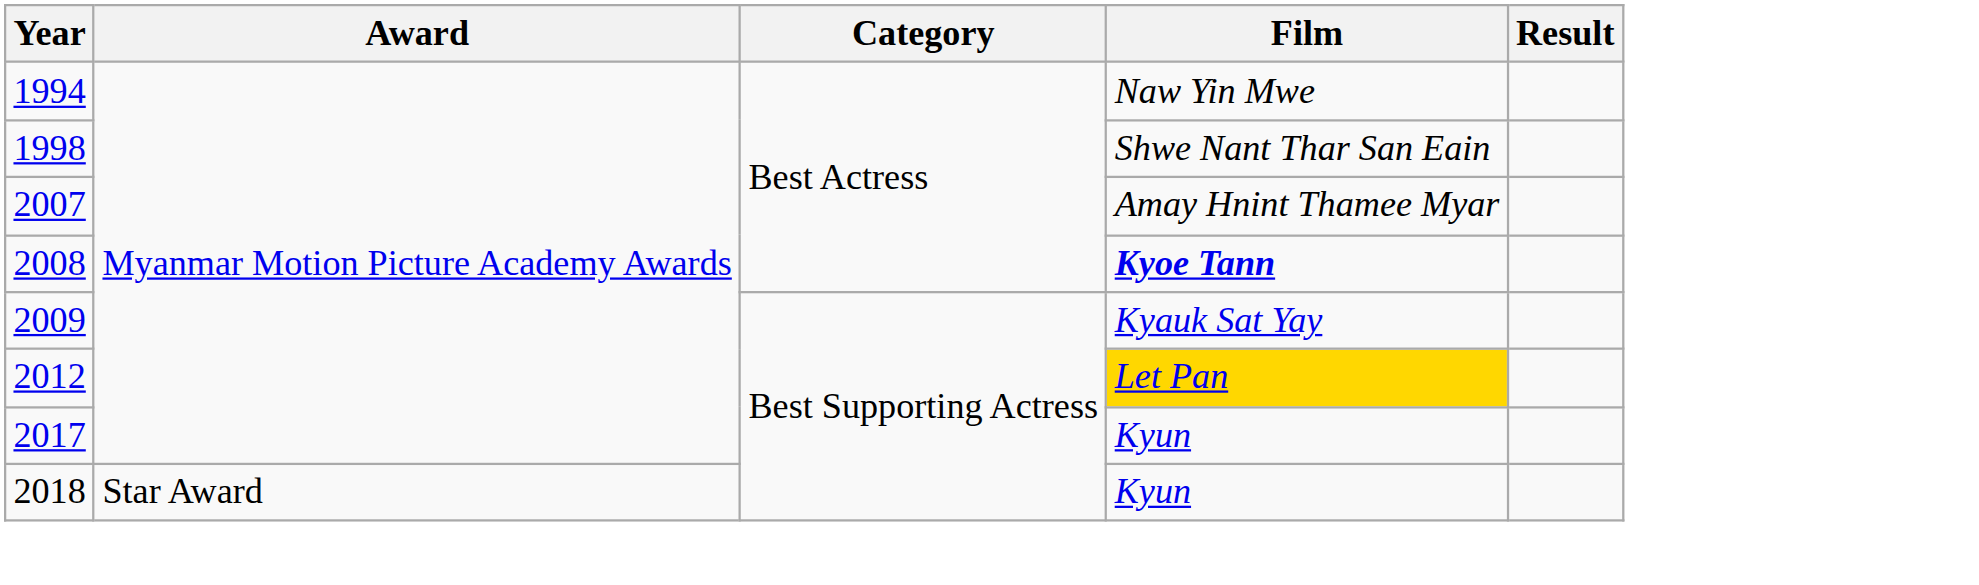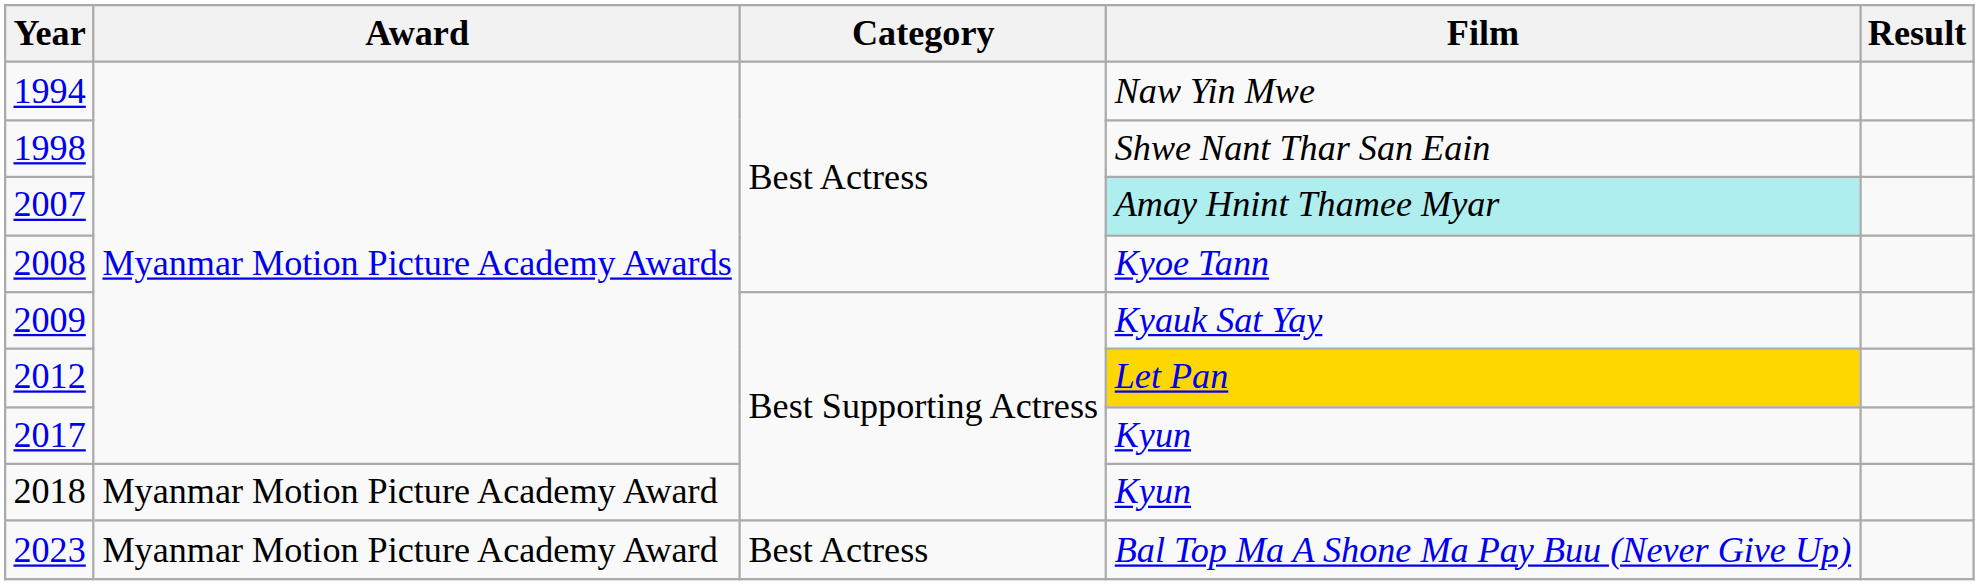(1307, 205) no background -> (1307, 205) paleturquoise background
(1195, 262) bold -> (1192, 262) normal
(183, 491) Star Award -> (410, 491) Myanmar Motion Picture Academy Award
+ row: (50, 549)
